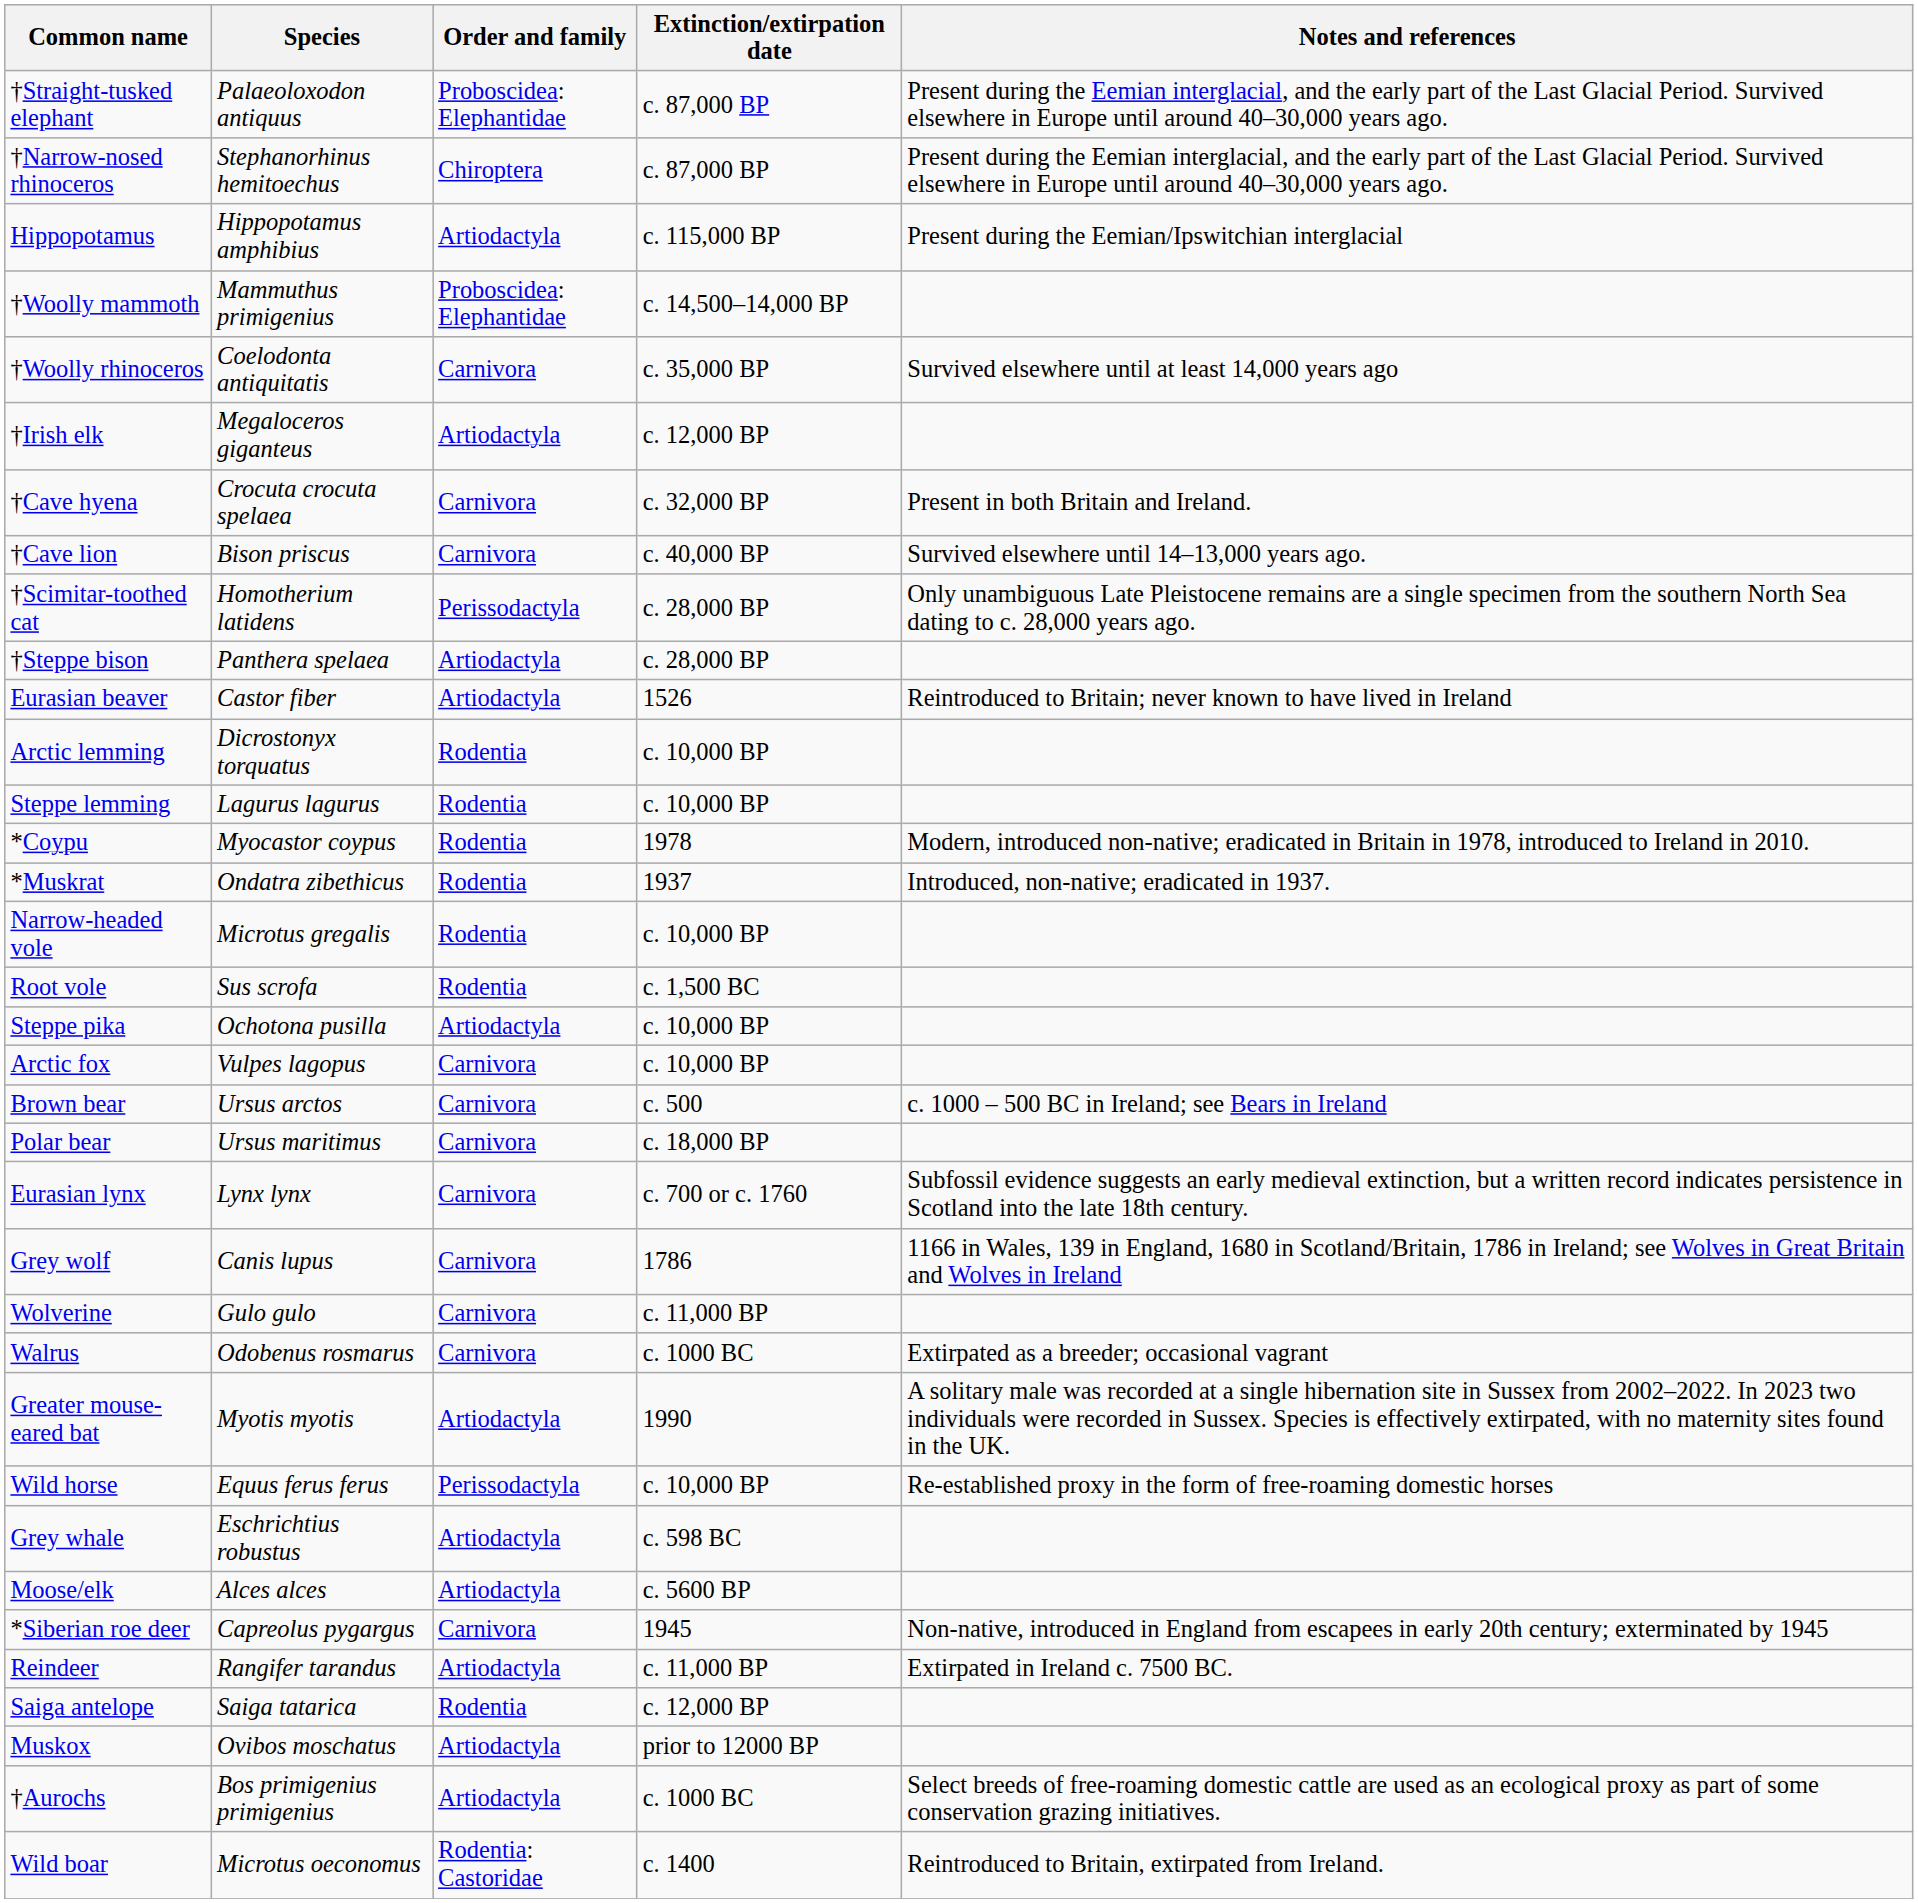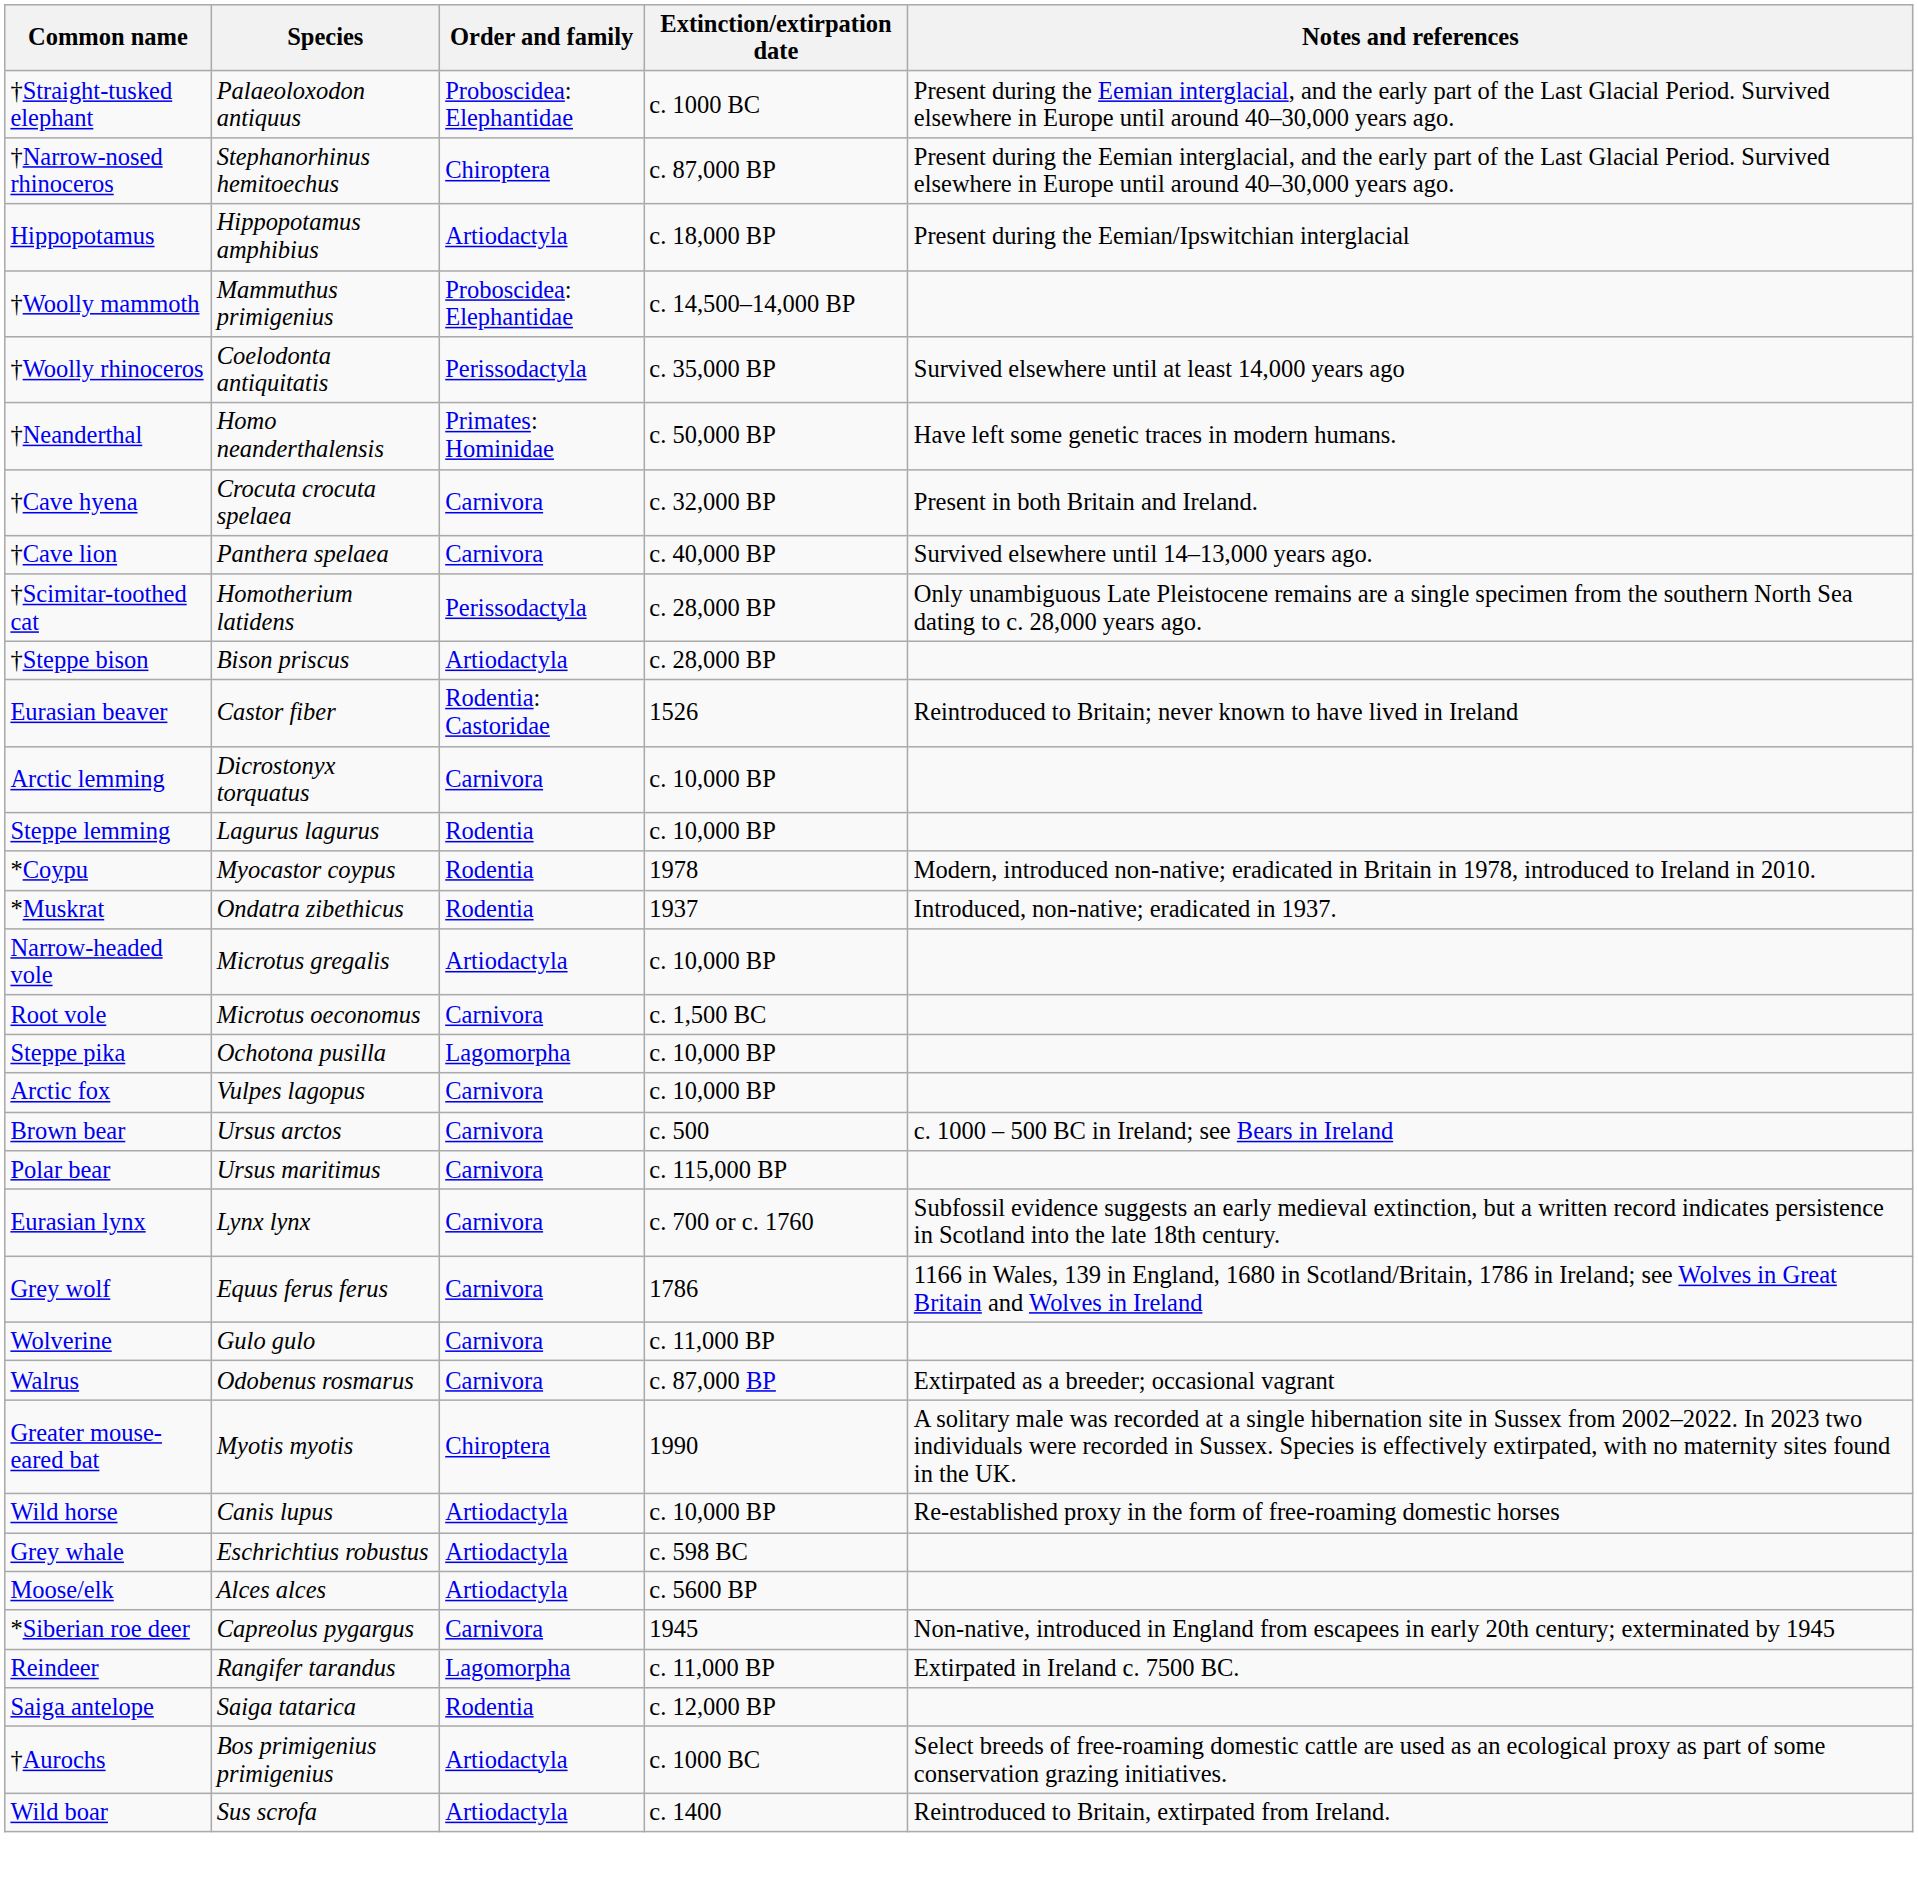(706, 104) c. 87,000 BP -> (705, 104) c. 1000 BC
(712, 236) c. 115,000 BP -> (713, 236) c. 18,000 BP
(487, 369) Carnivora -> (516, 369) Perissodactyla
+ row: (76, 435)
- row: (57, 435)
(283, 554) Bison priscus -> (303, 554) Panthera spelaea
(303, 660) Panthera spelaea -> (283, 660) Bison priscus
(499, 698) Artiodactyla -> (498, 712) Rodentia: Castoridae
(482, 751) Rodentia -> (494, 778) Carnivora
(482, 934) Rodentia -> (506, 961) Artiodactyla
(267, 986) Sus scrofa -> (319, 1014) Microtus oeconomus
(482, 986) Rodentia -> (494, 1014) Carnivora
(499, 1025) Artiodactyla -> (508, 1053) Lagomorpha
(706, 1142) c. 18,000 BP -> (718, 1169) c. 115,000 BP
(275, 1261) Canis lupus -> (302, 1288) Equus ferus ferus
(698, 1352) c. 1000 BC -> (713, 1380) c. 87,000 BP
(499, 1418) Artiodactyla -> (498, 1446) Chiroptera
(303, 1485) Equus ferus ferus -> (275, 1512) Canis lupus
(509, 1485) Perissodactyla -> (506, 1512) Artiodactyla
(499, 1668) Artiodactyla -> (508, 1668) Lagomorpha
- row: (51, 1745)
(319, 1864) Microtus oeconomus -> (267, 1812) Sus scrofa
(490, 1864) Rodentia: Castoridae -> (506, 1812) Artiodactyla
